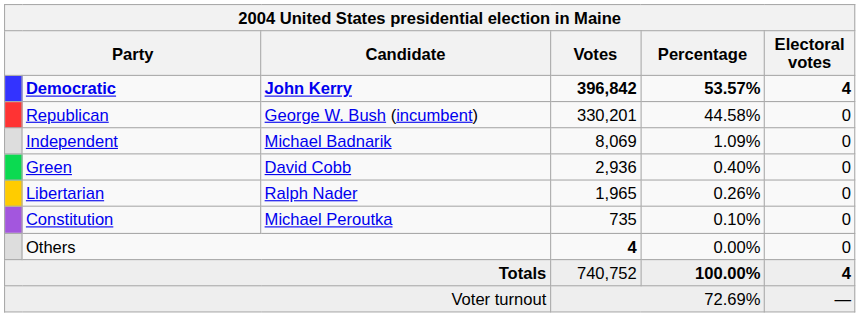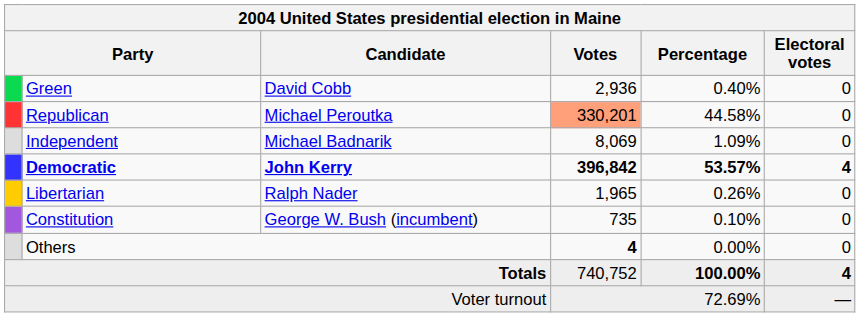rows swapped: (71, 89) <-> (49, 168)
(371, 115) George W. Bush (incumbent) -> (329, 115) Michael Peroutka
(607, 115) no background -> (607, 115) lightsalmon background
(329, 220) Michael Peroutka -> (371, 220) George W. Bush (incumbent)
